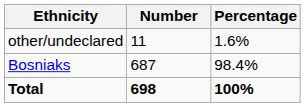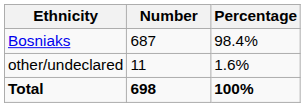rows swapped: (39, 65) <-> (66, 41)
